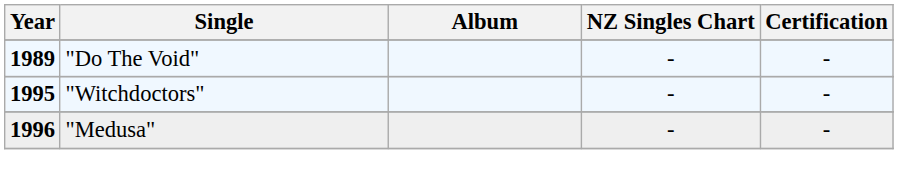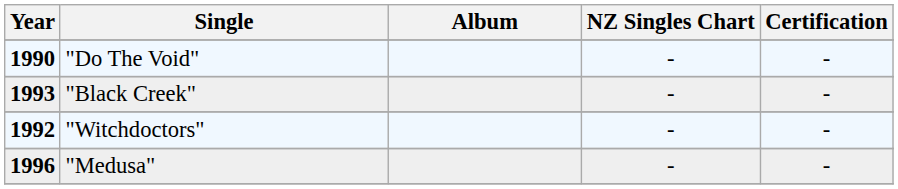(32, 58) 1989 -> (32, 58) 1990
+ row: (131, 93)
(32, 93) 1995 -> (32, 129) 1992
